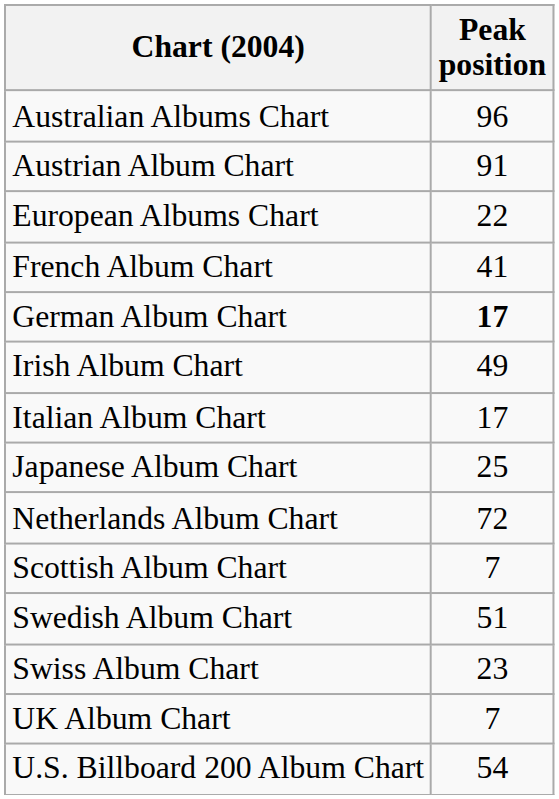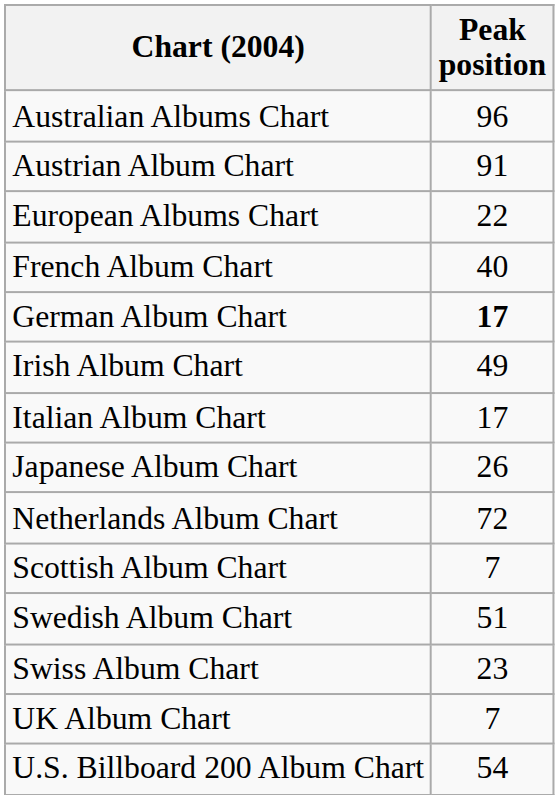(492, 266) 41 -> (492, 266) 40
(492, 467) 25 -> (492, 467) 26
